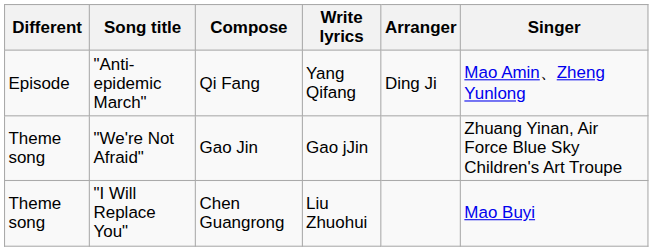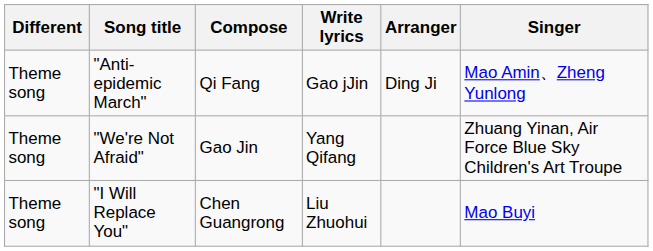(39, 83) Episode -> (35, 83) Theme song
(331, 83) Yang Qifang -> (337, 83) Gao jJin
(337, 148) Gao jJin -> (331, 148) Yang Qifang
